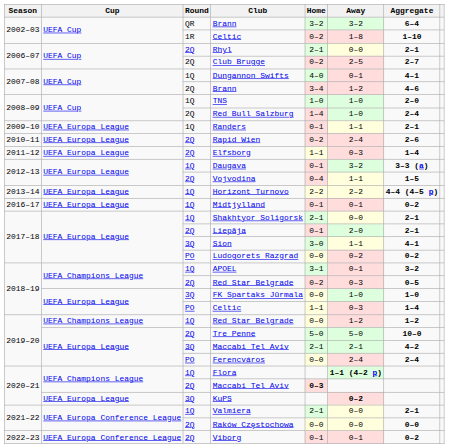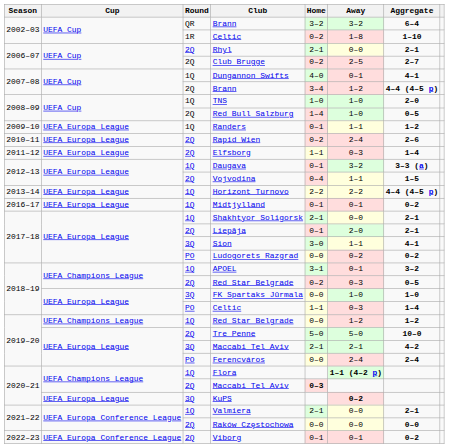(412, 88) 4–6 -> (412, 88) 4–4 (4–5 p)
(412, 114) 2–4 -> (412, 114) 0–5
(412, 127) 2–1 -> (412, 127) 1–2
